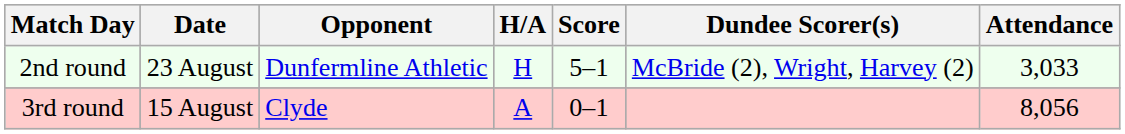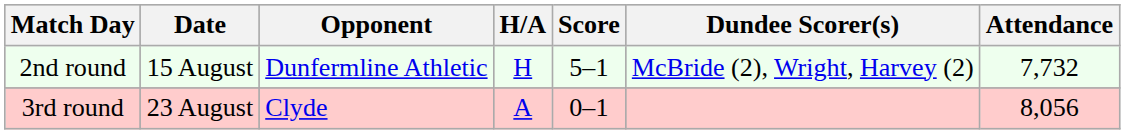(200, 66) 23 August -> (200, 66) 15 August
(1049, 66) 3,033 -> (1049, 66) 7,732
(200, 107) 15 August -> (200, 107) 23 August
